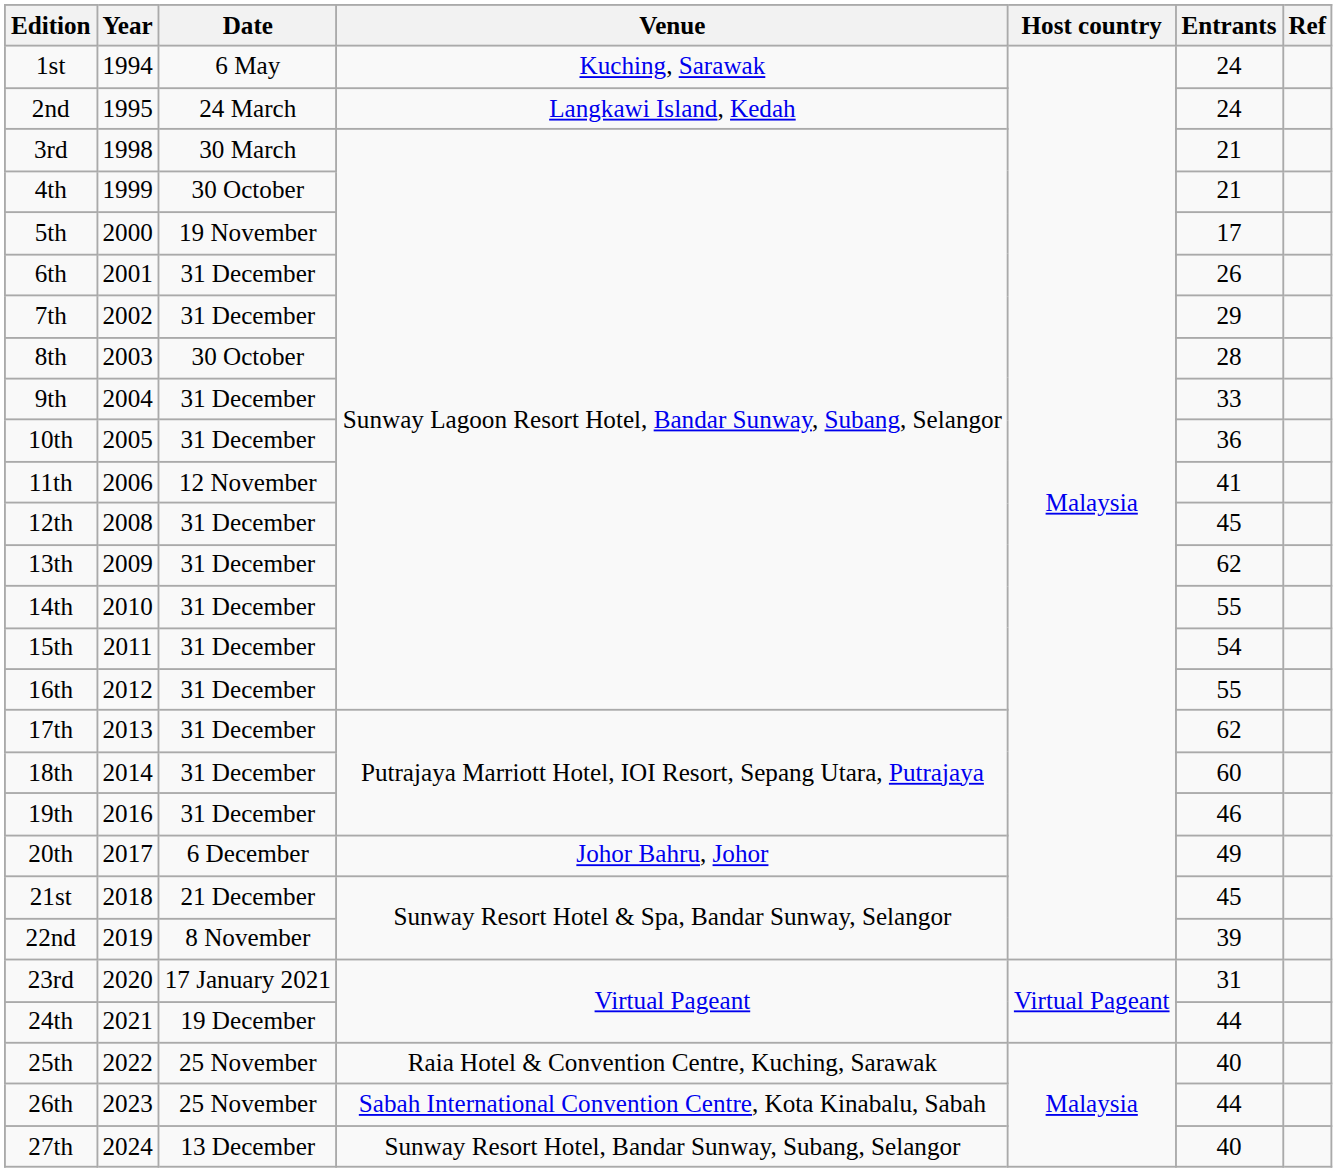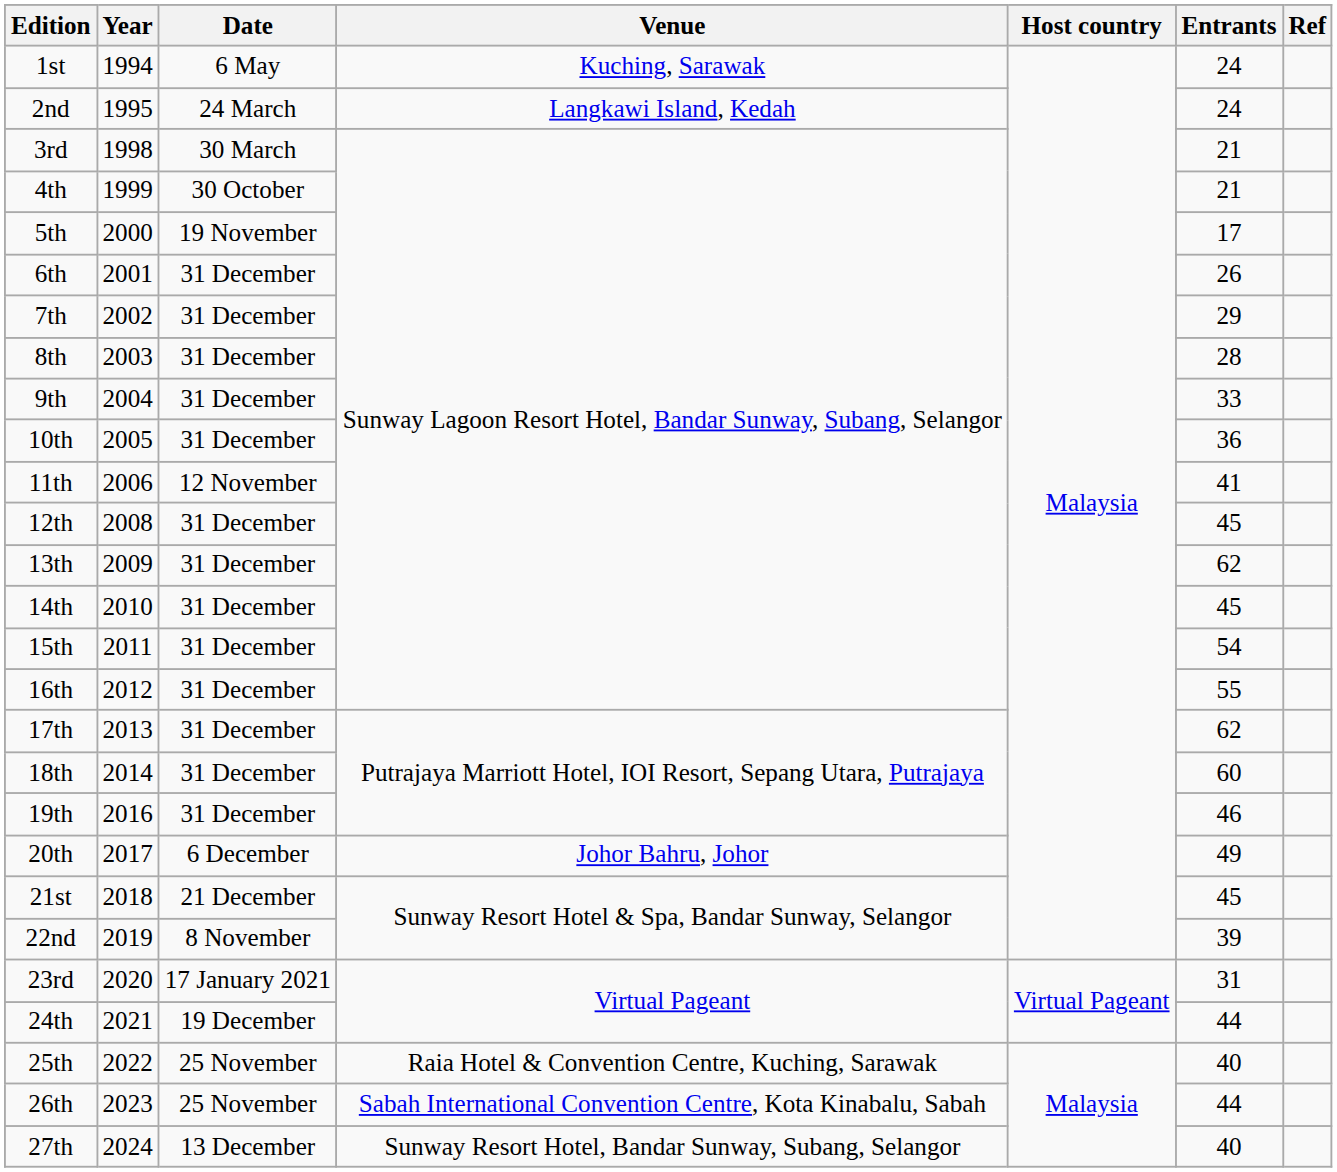(248, 356) 30 October -> (248, 356) 31 December
(1229, 605) 55 -> (1229, 605) 45
